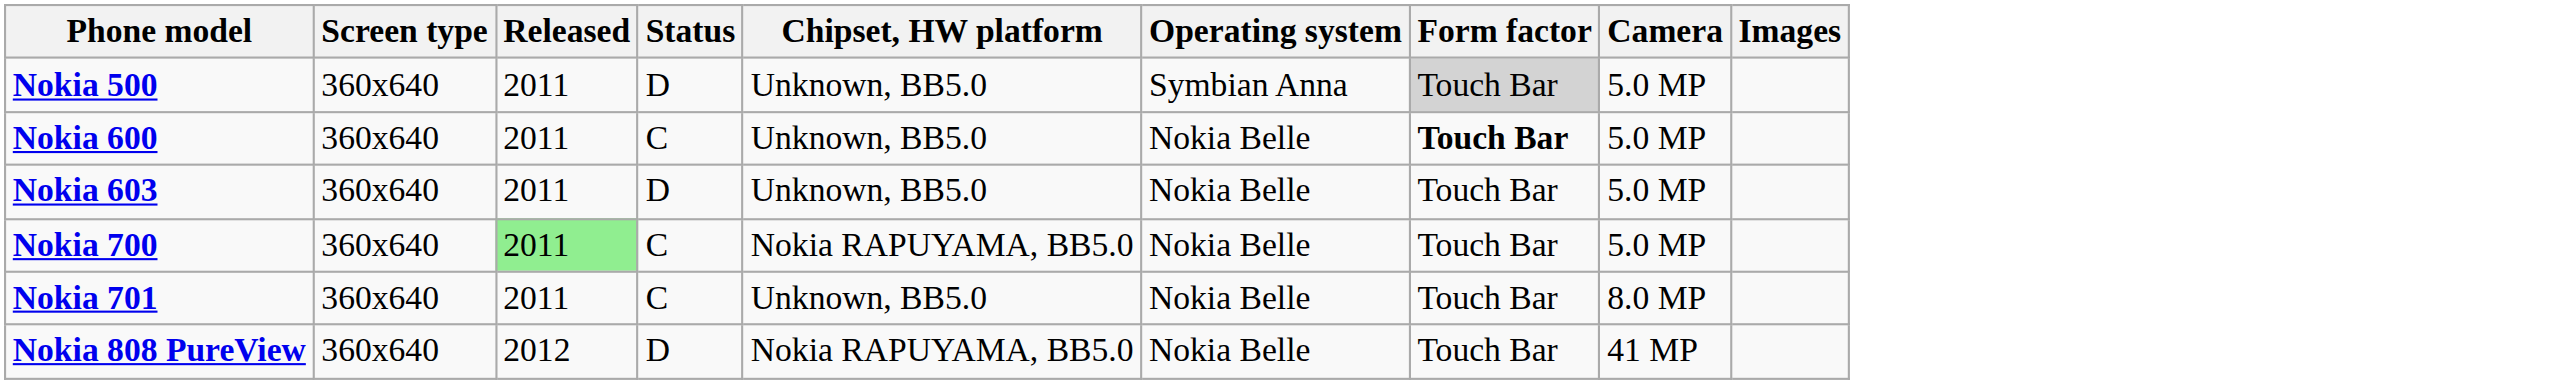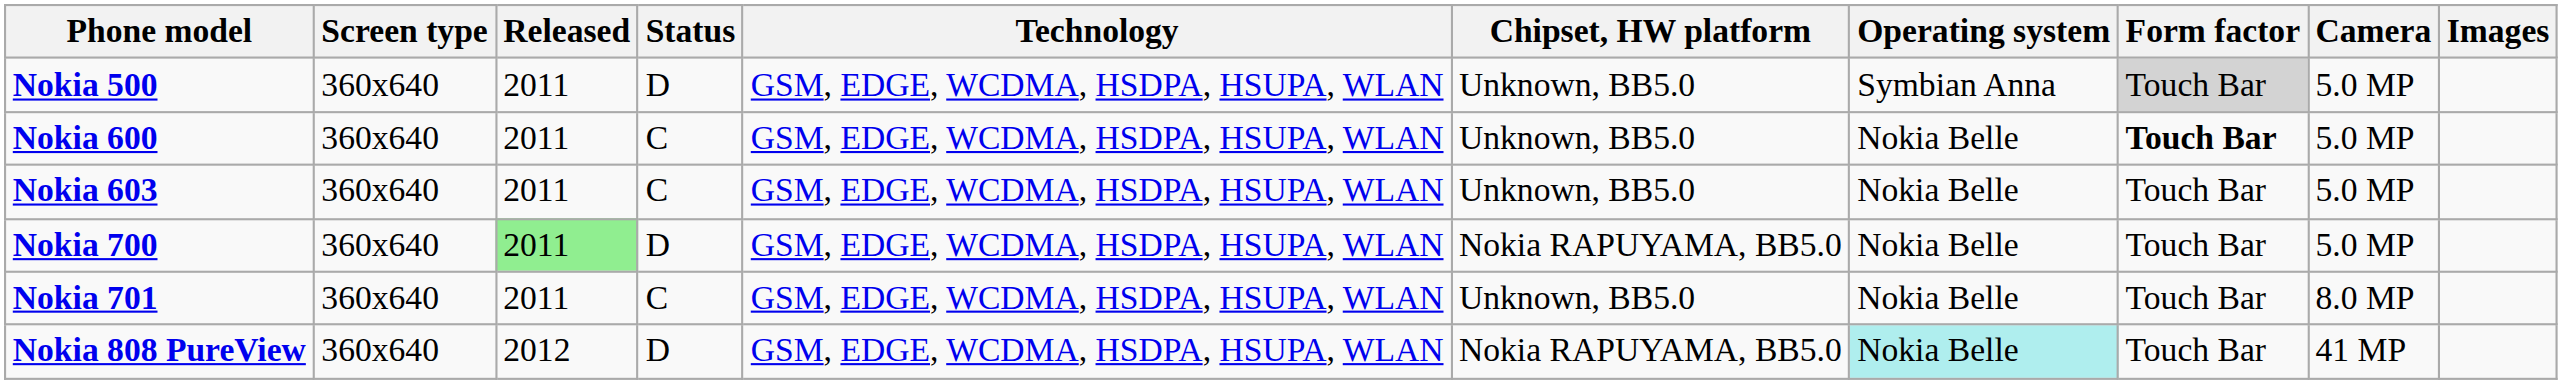+ column: (1097, 31)
(658, 191) D -> (657, 191) C
(657, 244) C -> (658, 244) D
(1230, 350) no background -> (1938, 350) paleturquoise background
